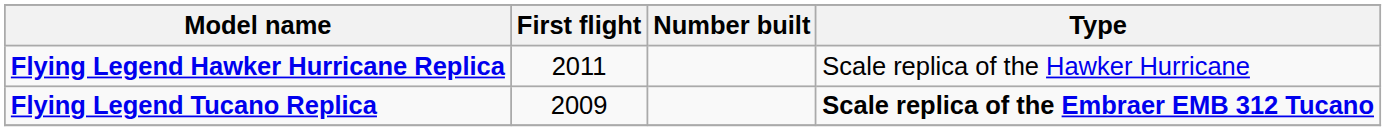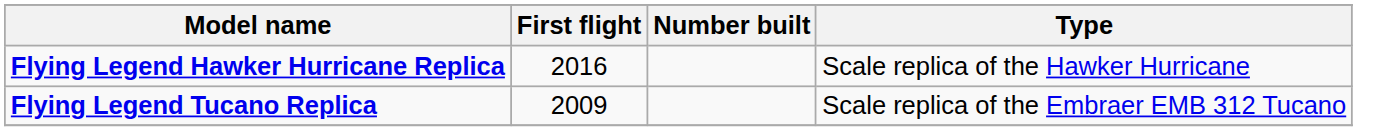(579, 66) 2011 -> (579, 66) 2016
(1098, 106) bold -> (1084, 106) normal
